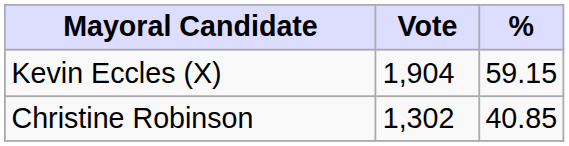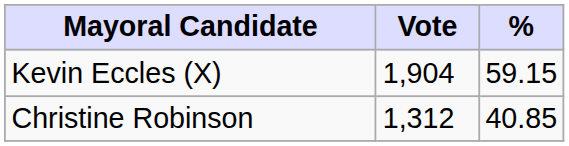(419, 118) 1,302 -> (419, 118) 1,312
